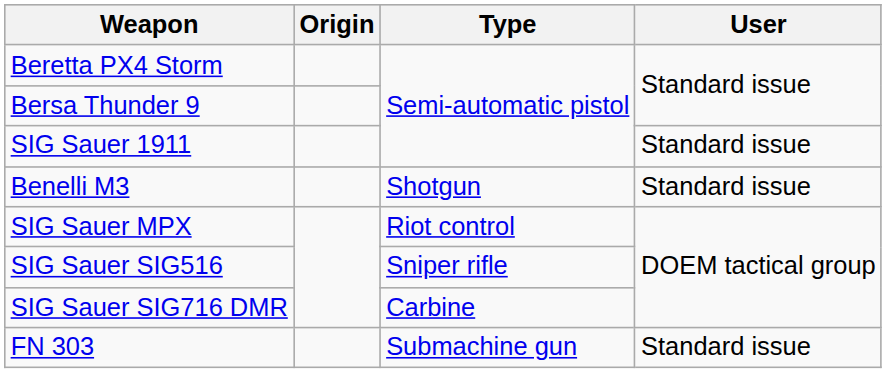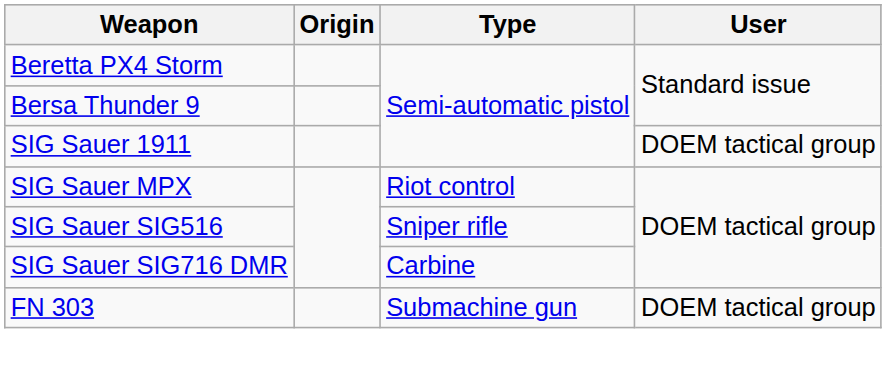(726, 145) Standard issue -> (758, 145) DOEM tactical group
- row: (70, 186)
(726, 347) Standard issue -> (758, 307) DOEM tactical group
